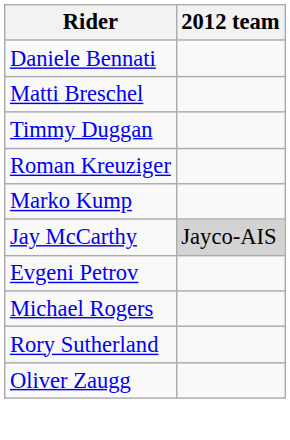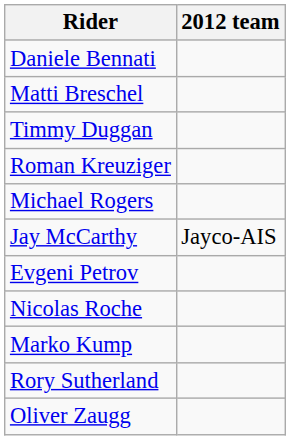rows swapped: (71, 201) <-> (82, 308)
(229, 237) lightgrey background -> (229, 237) no background
+ row: (76, 308)
